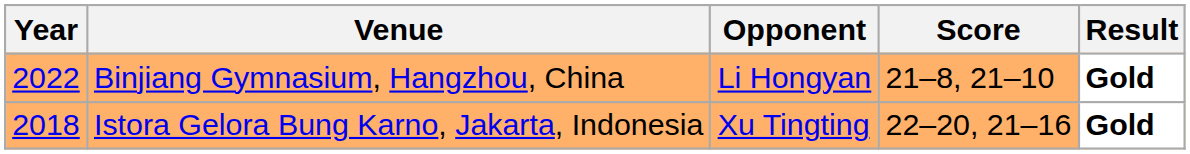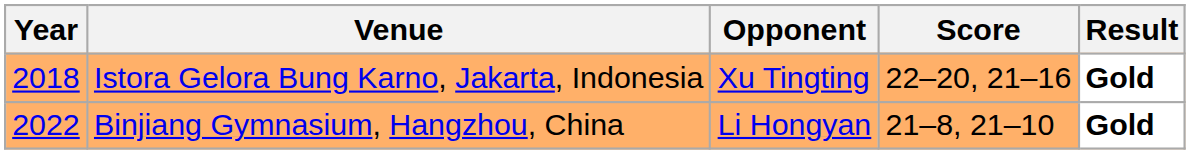rows swapped: (399, 125) <-> (359, 77)
